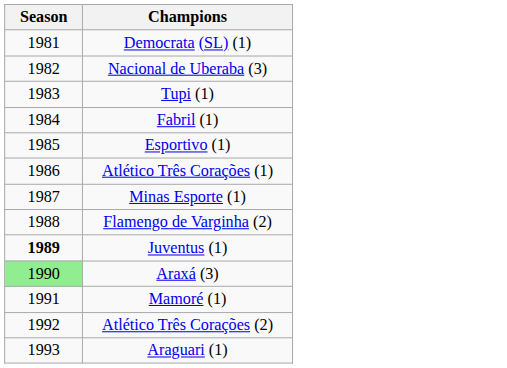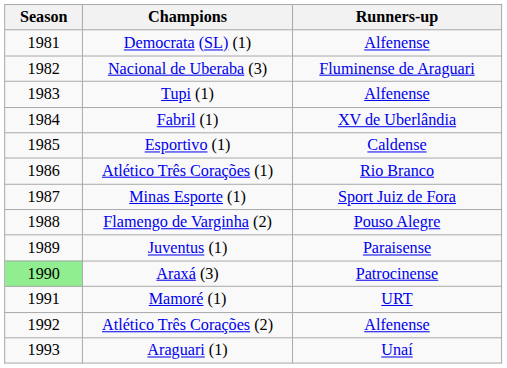+ column: (397, 17)
(44, 247) bold -> (44, 247) normal
